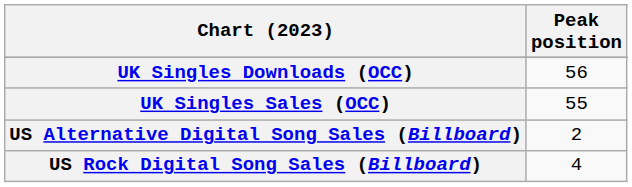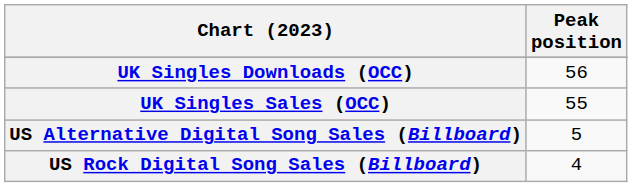(576, 135) 2 -> (576, 135) 5
